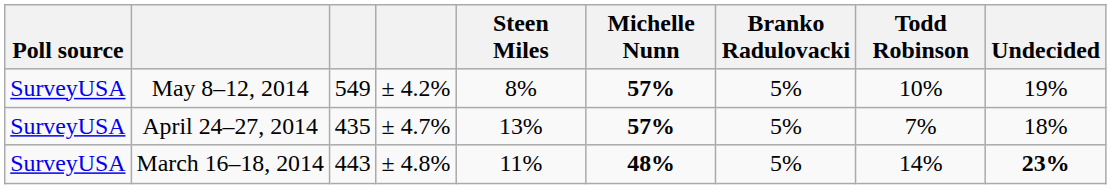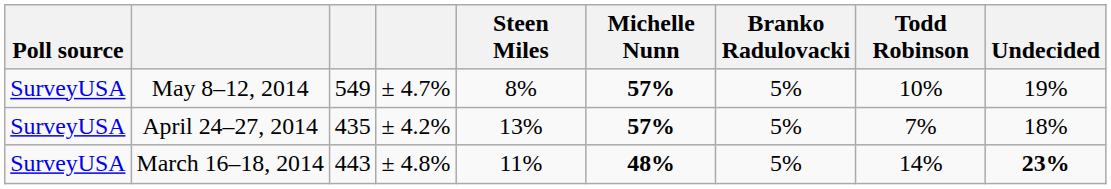(416, 88) ± 4.2% -> (416, 88) ± 4.7%
(416, 125) ± 4.7% -> (416, 125) ± 4.2%
